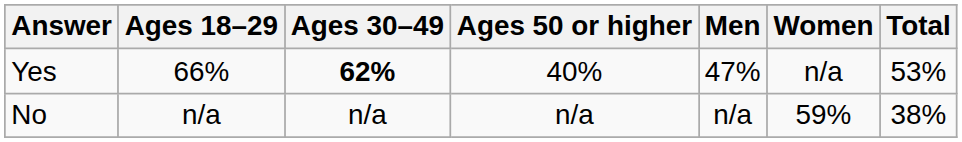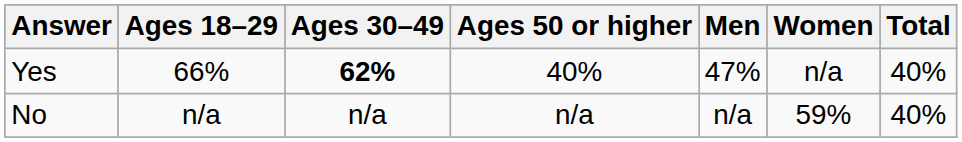(918, 70) 53% -> (918, 70) 40%
(918, 114) 38% -> (918, 114) 40%
